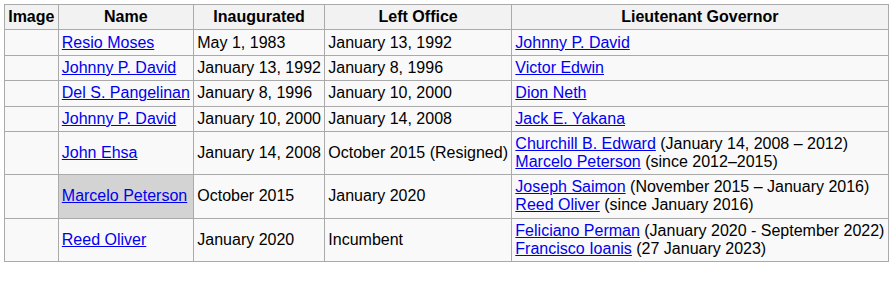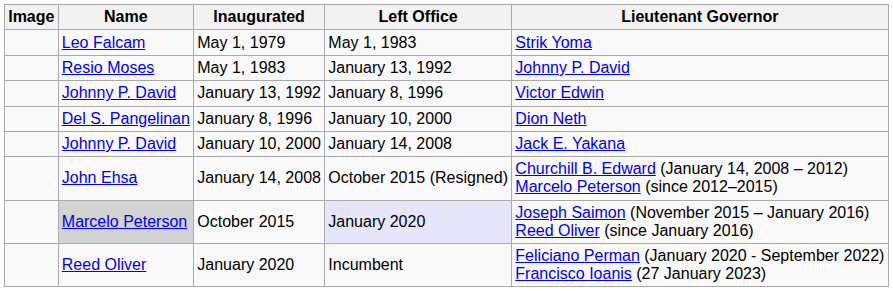+ row: (241, 42)
(377, 196) no background -> (377, 221) lavender background
